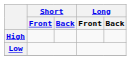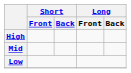+ row: (16, 49)
